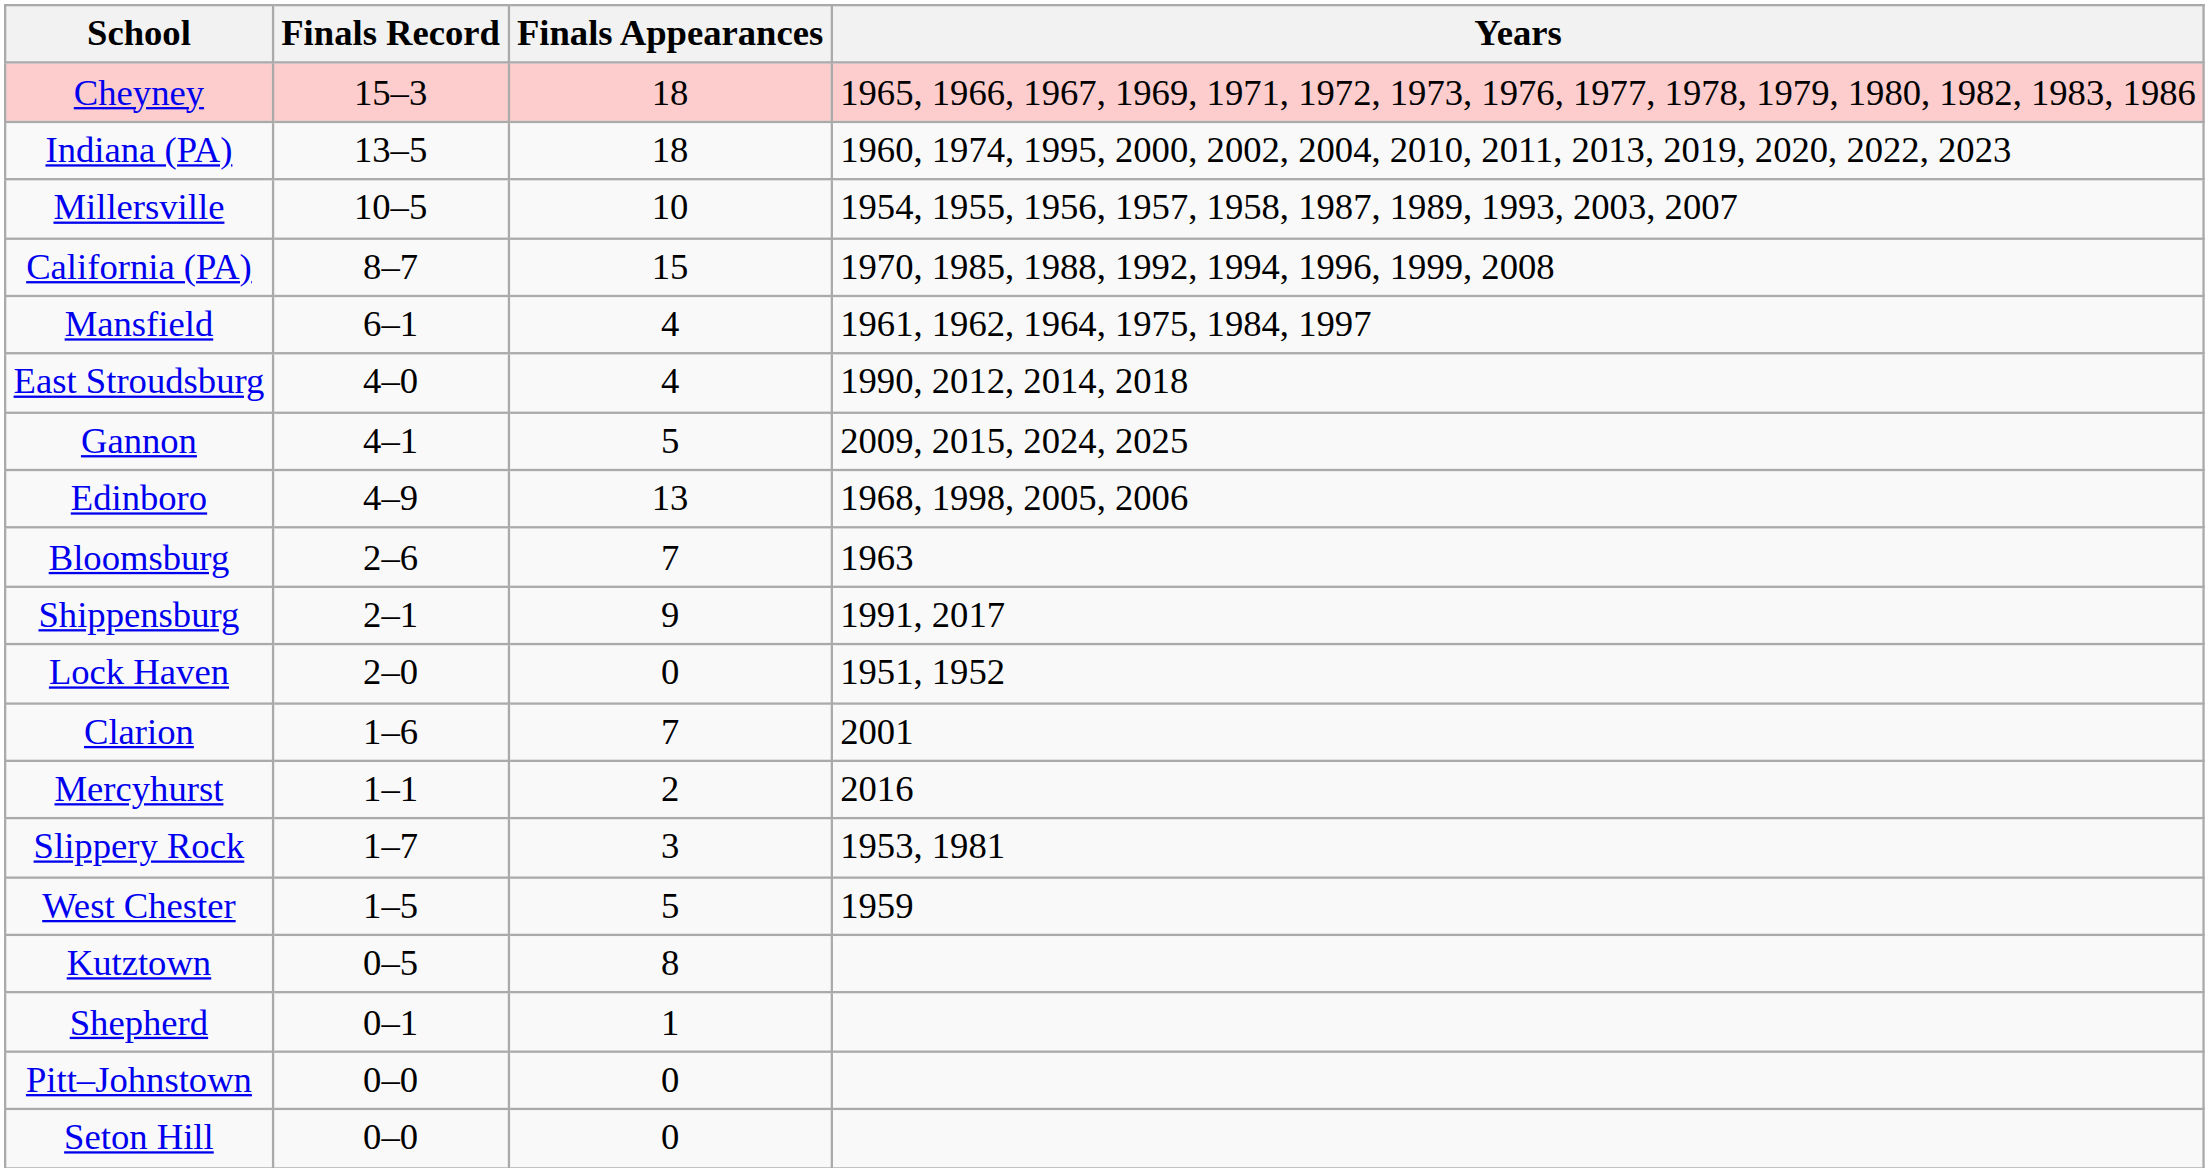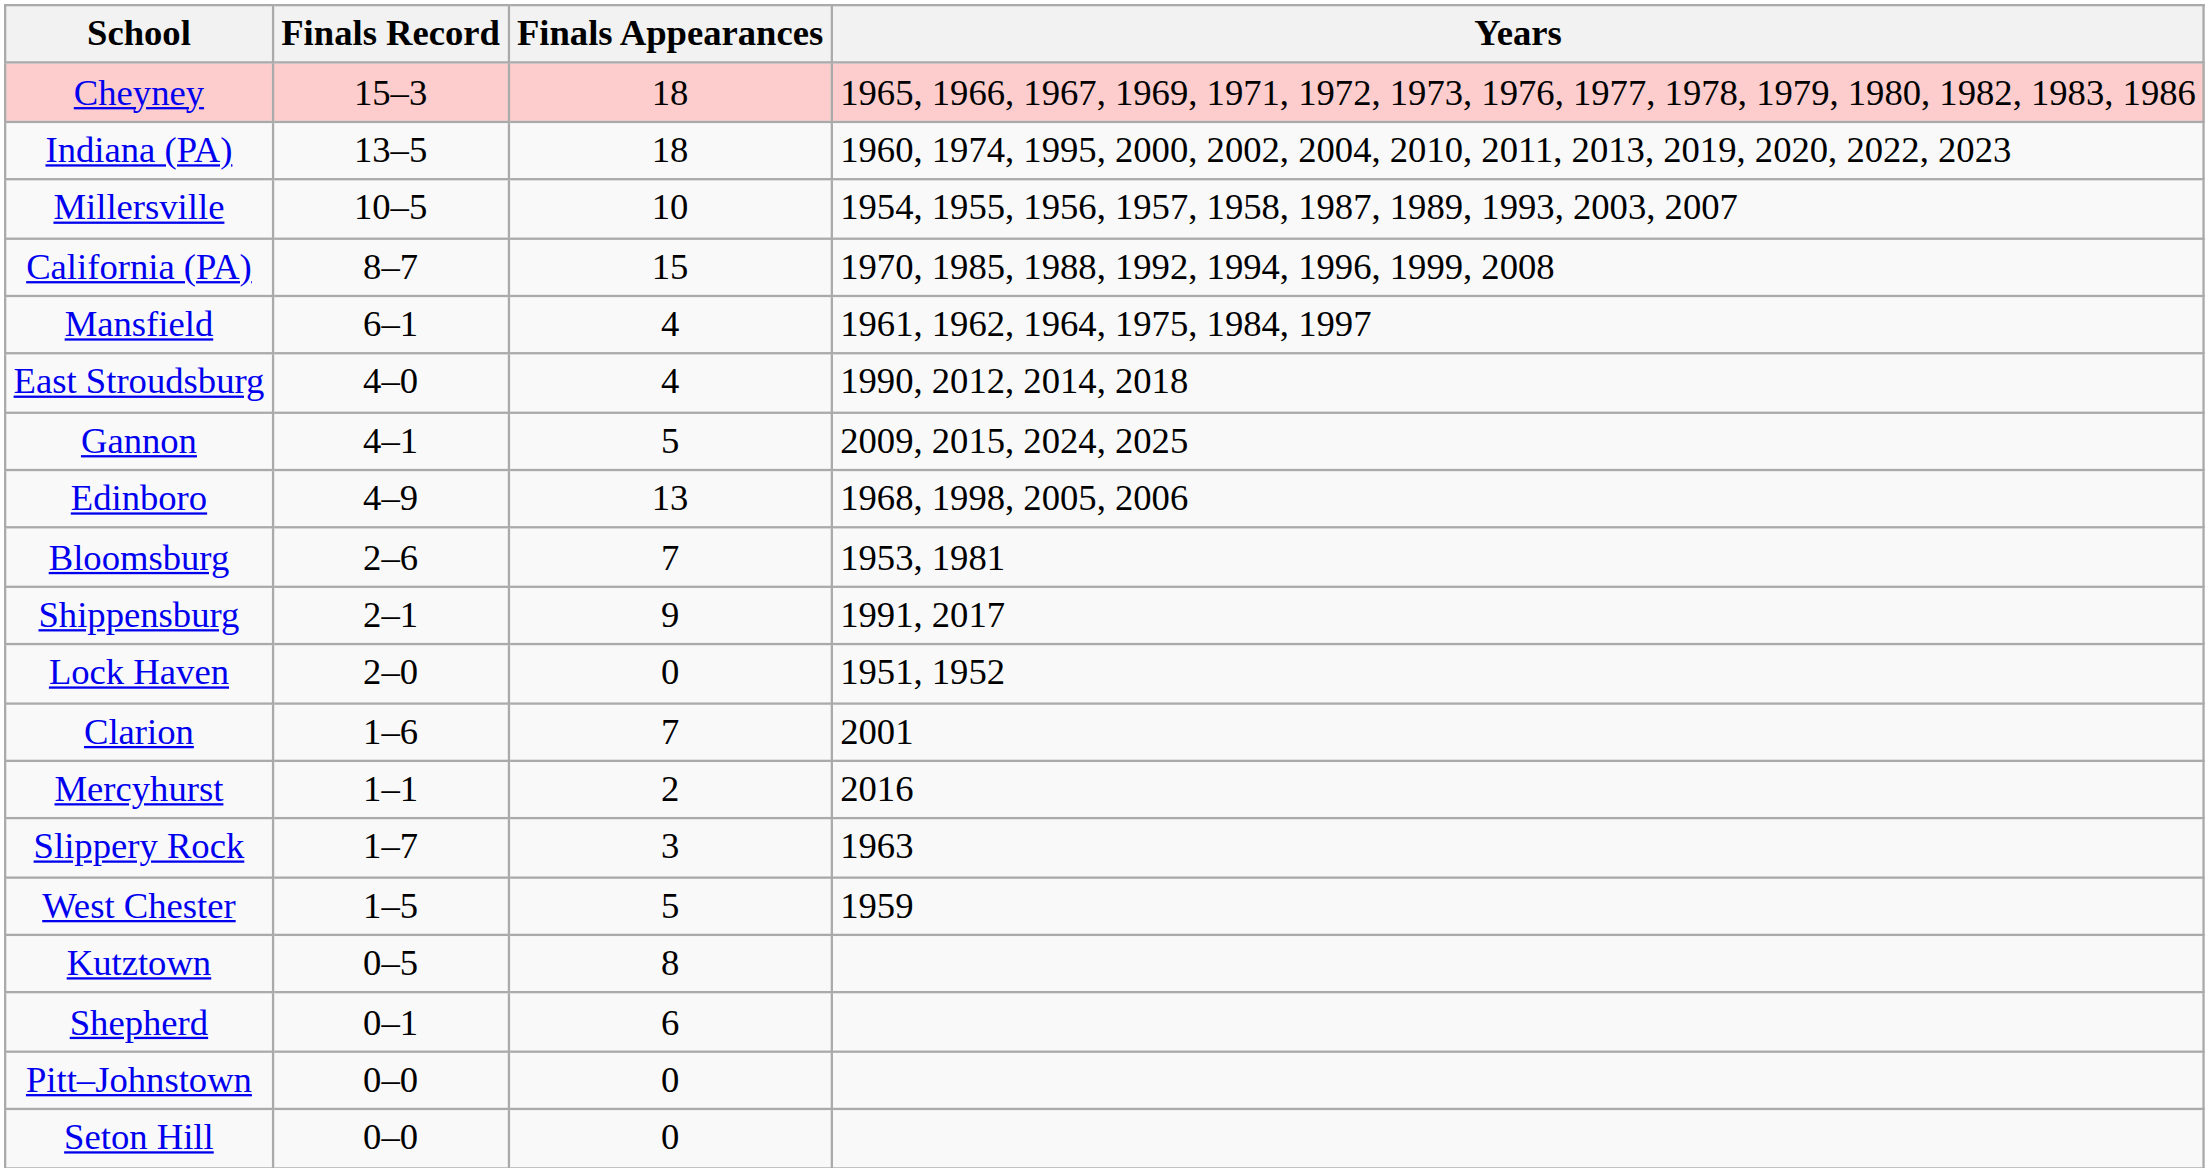(877, 556) 1963 -> (923, 556) 1953, 1981
(923, 847) 1953, 1981 -> (877, 847) 1963
(670, 1021) 1 -> (670, 1021) 6
